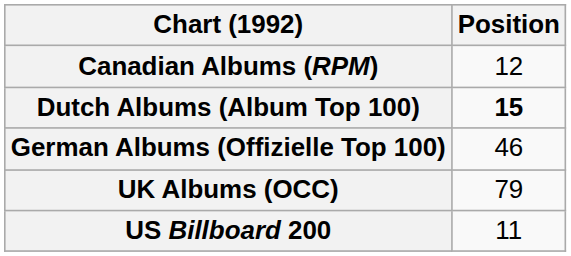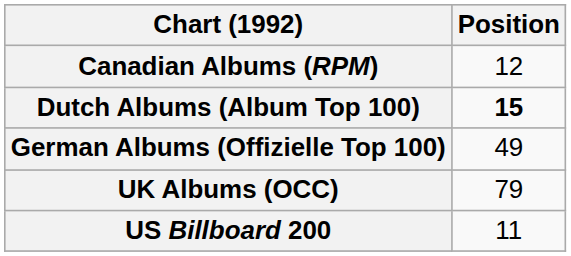(509, 148) 46 -> (509, 148) 49
